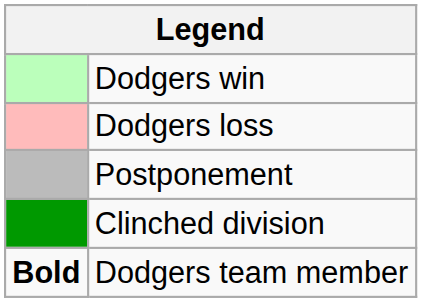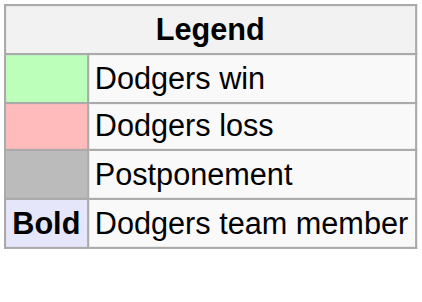- row: (210, 224)
(46, 272) no background -> (46, 224) lavender background
